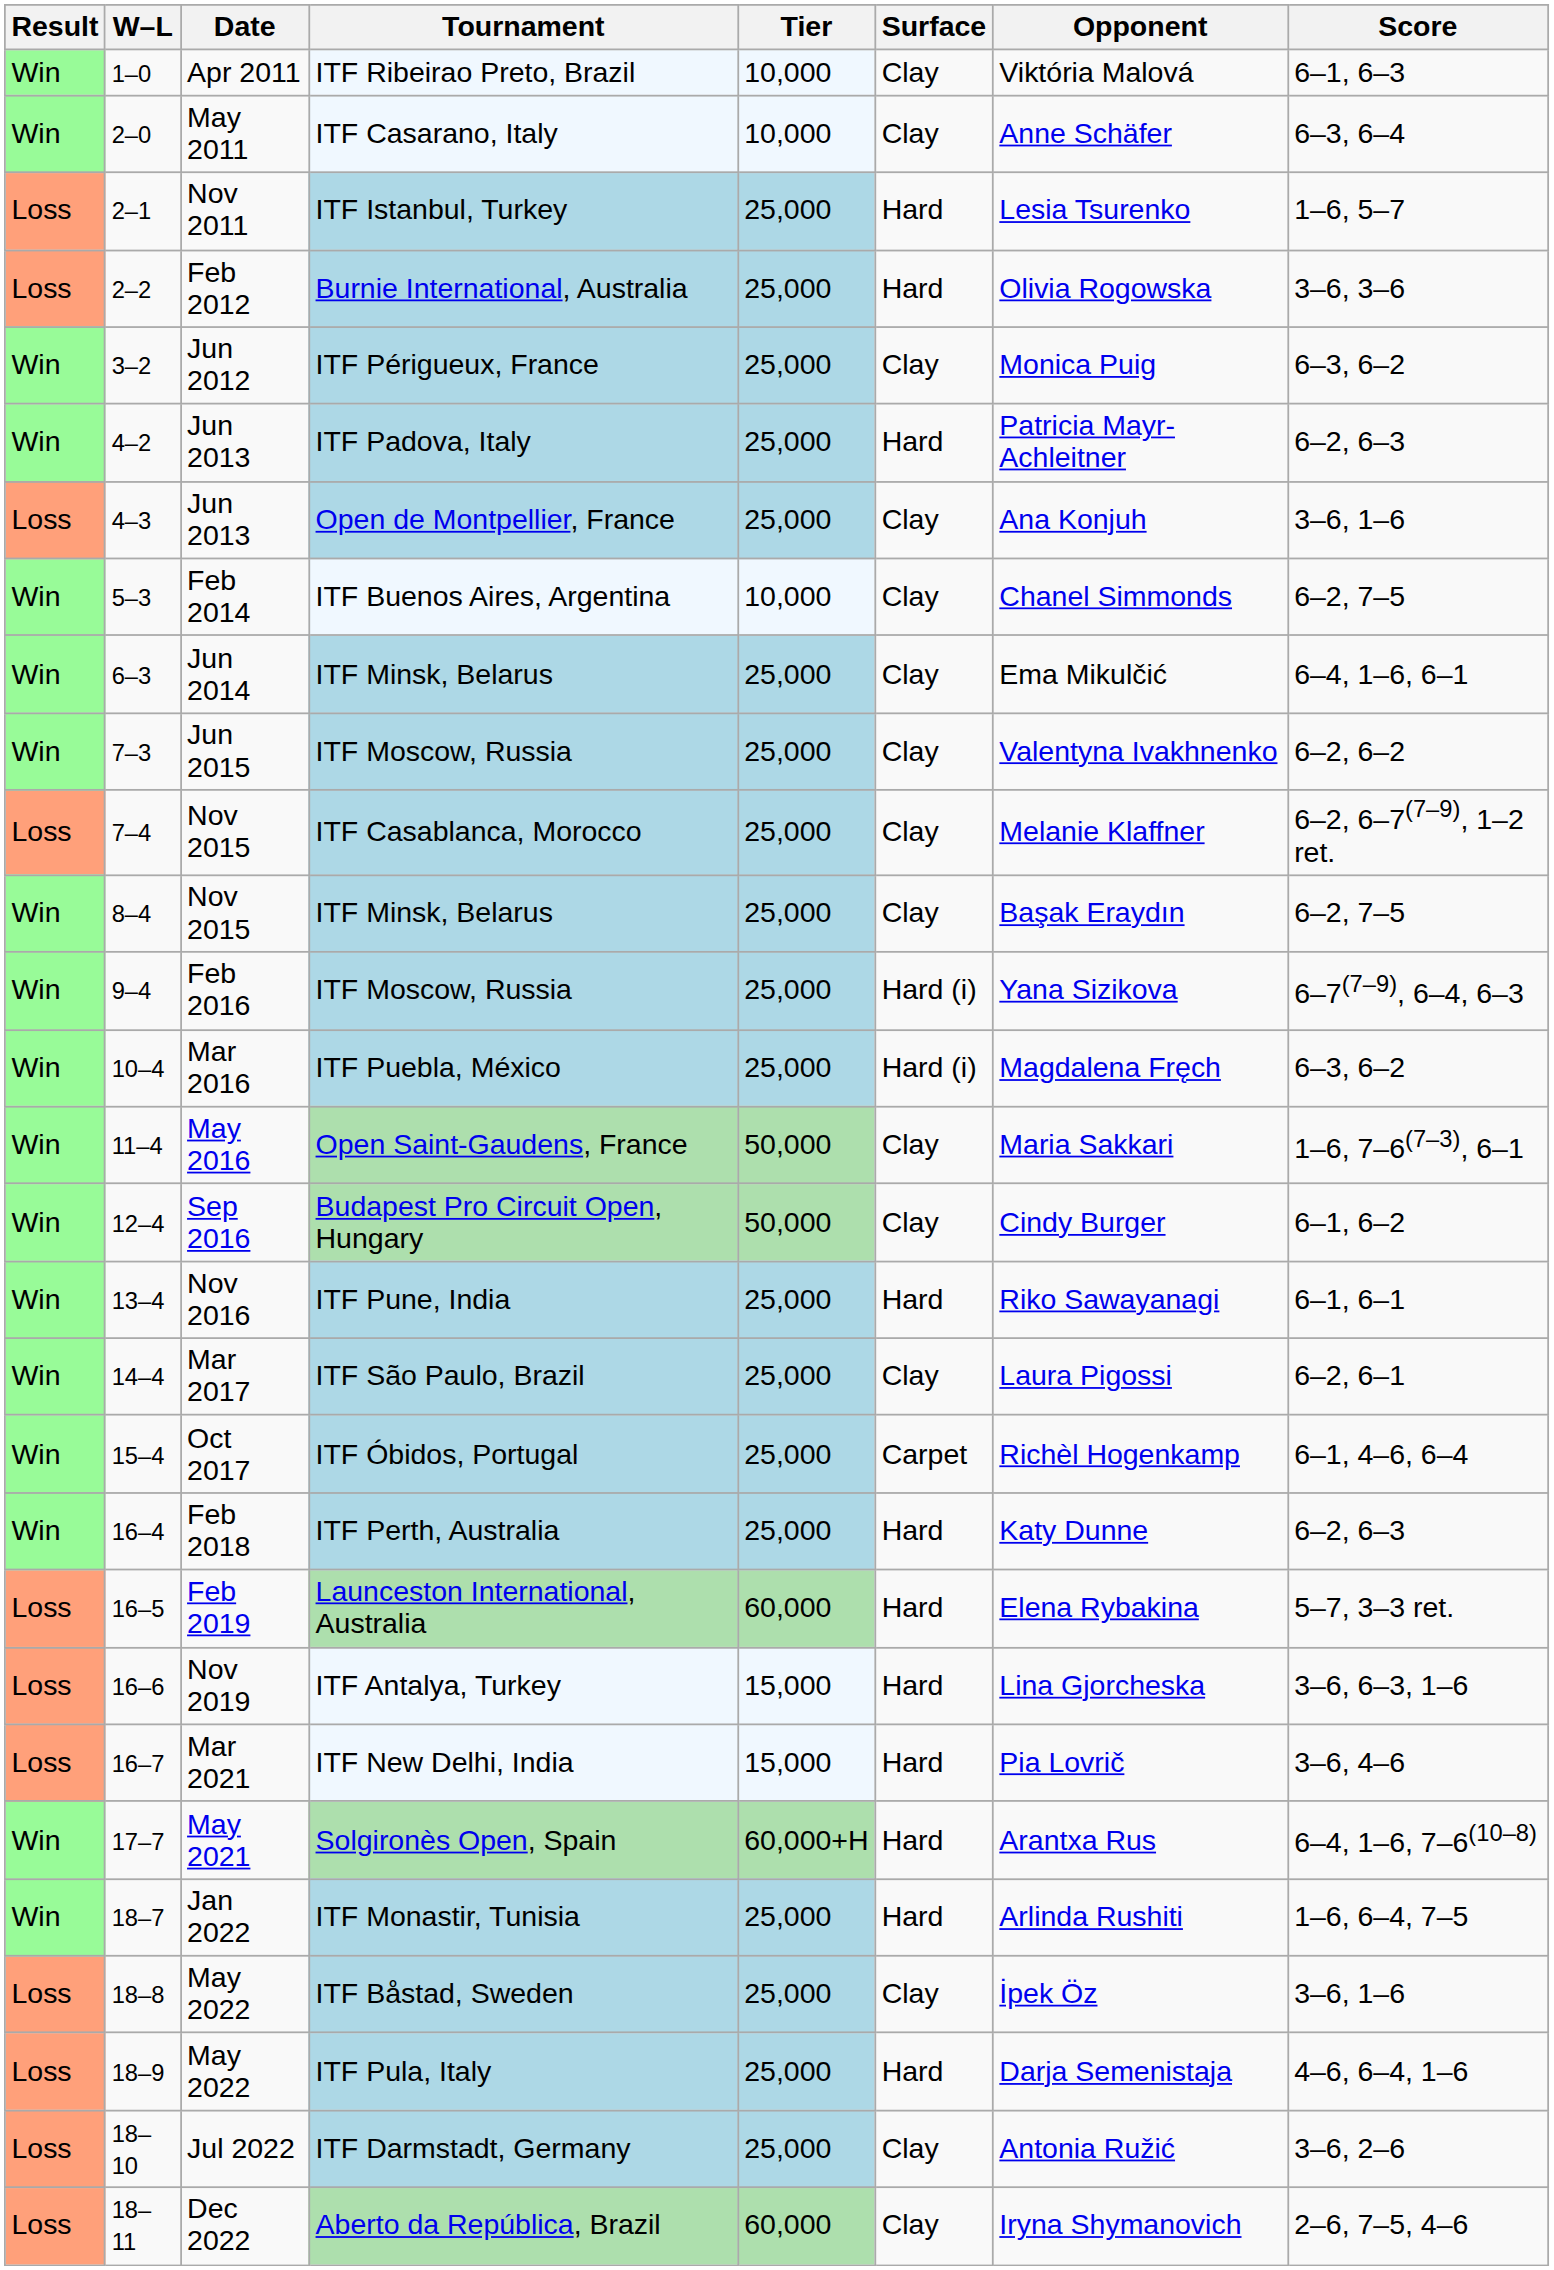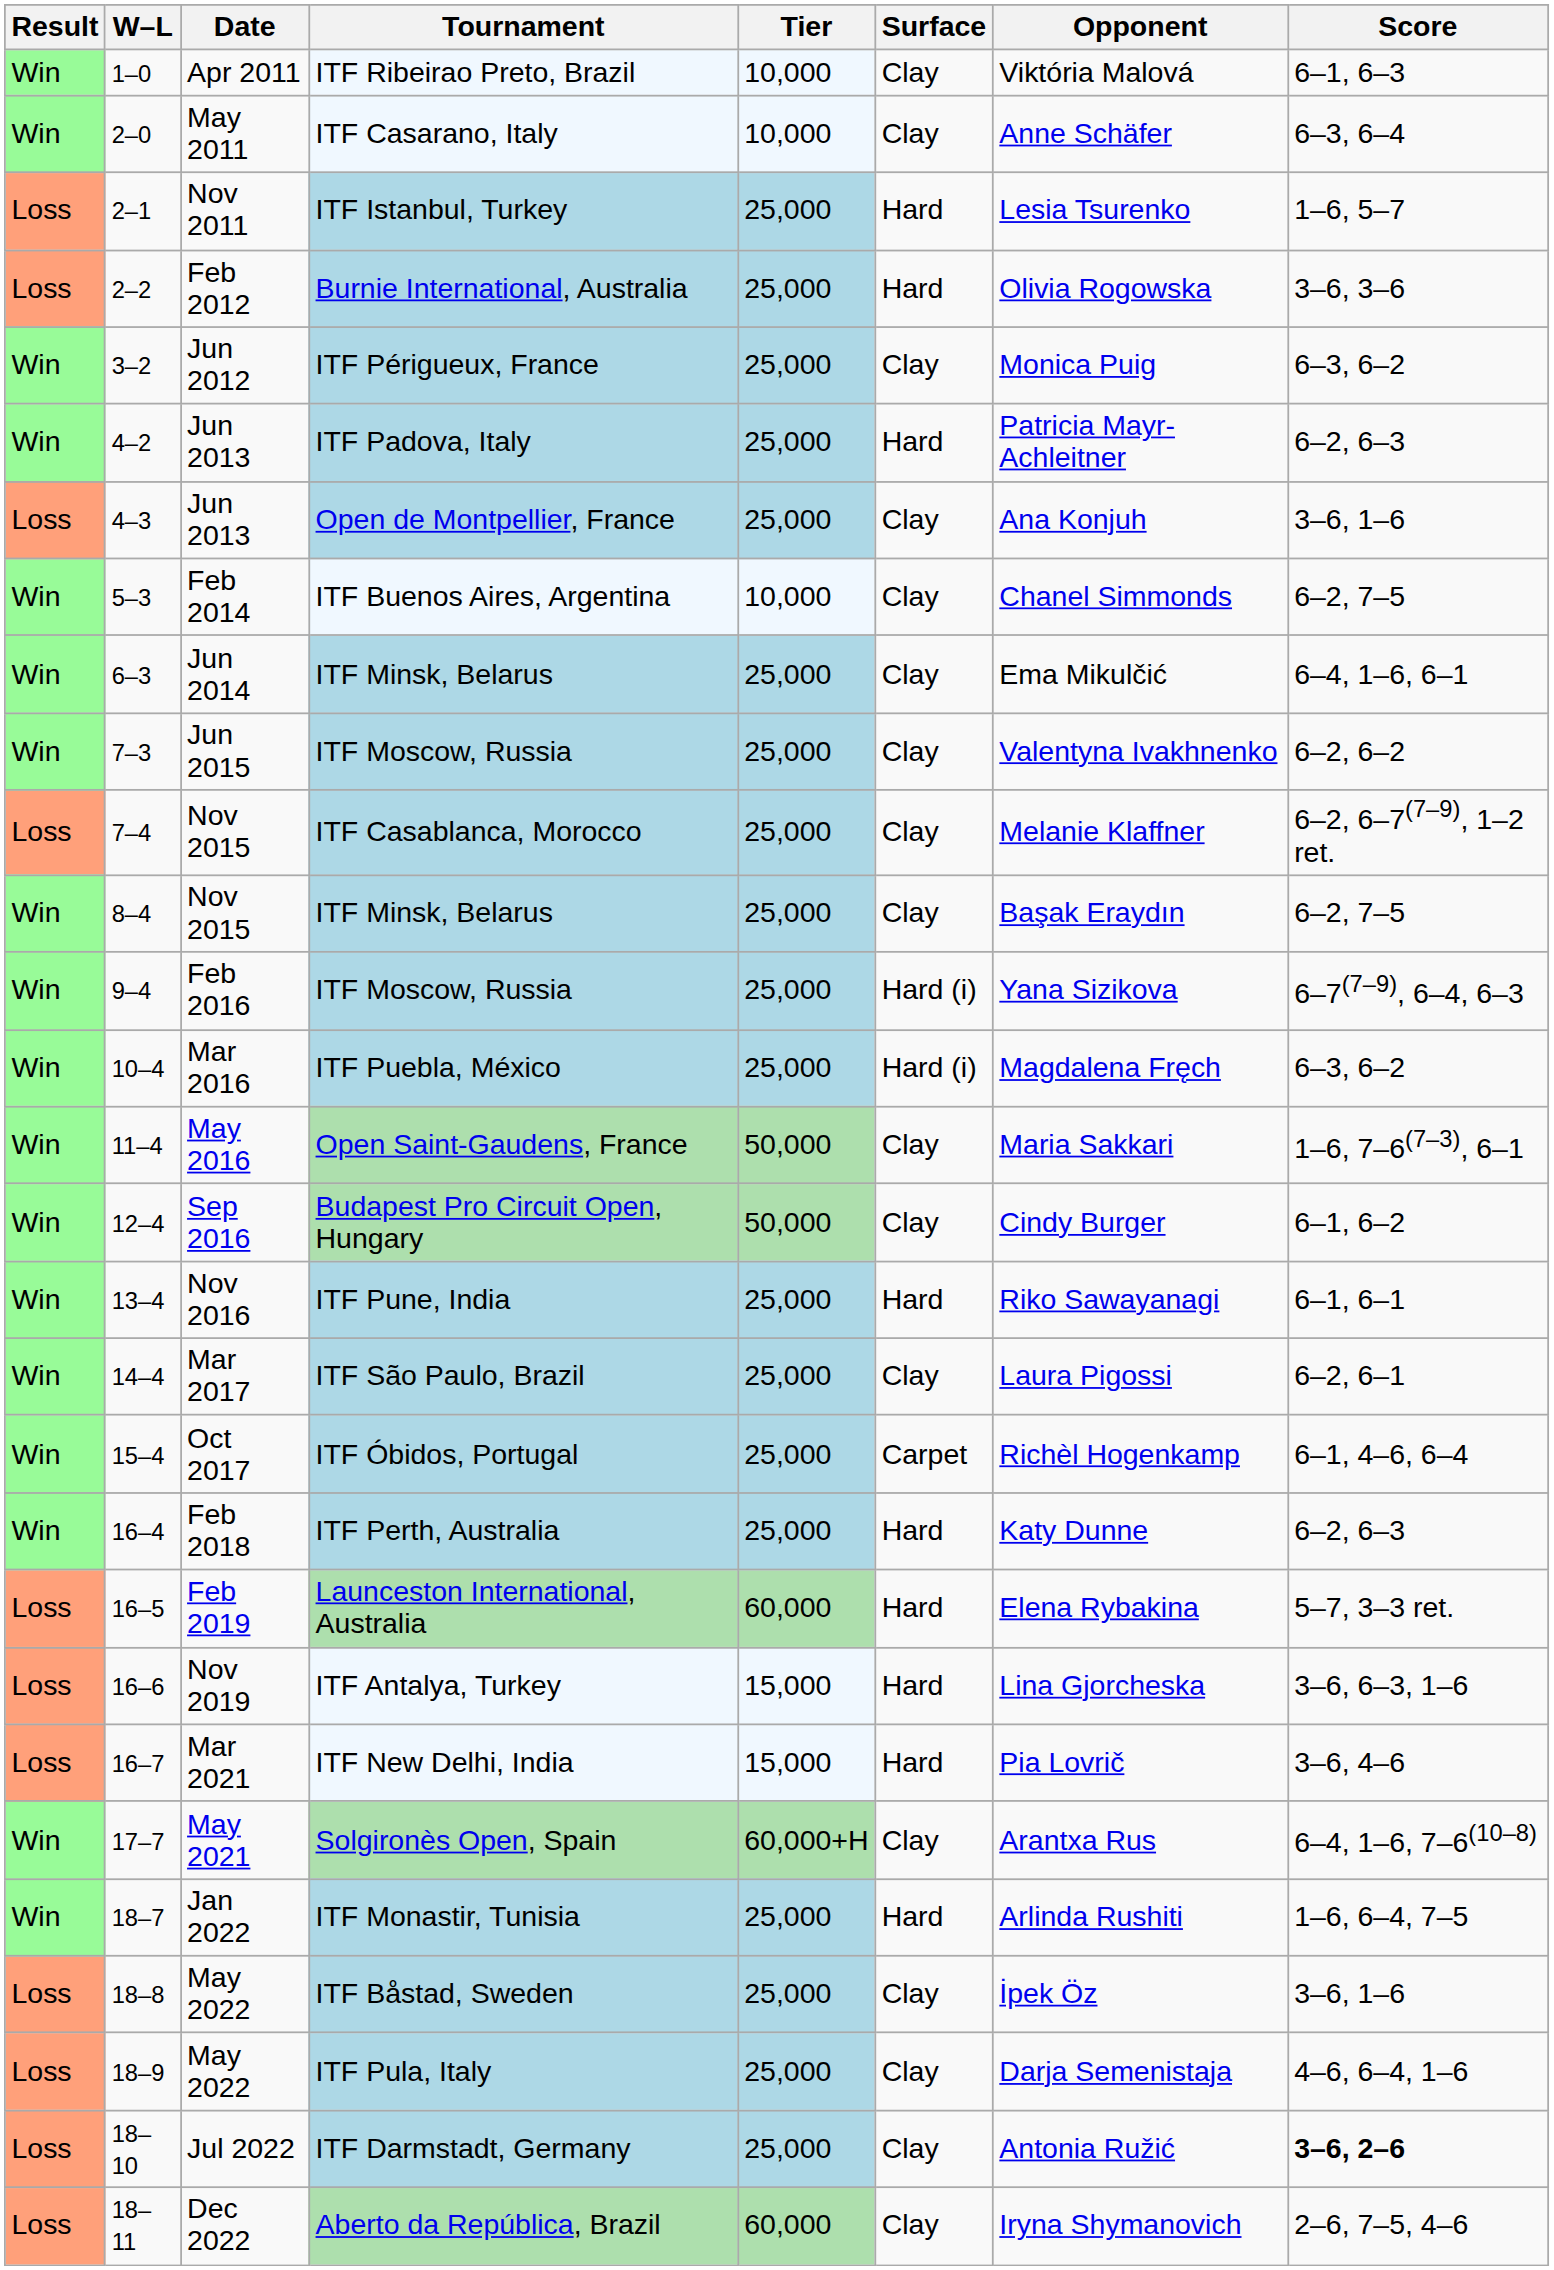(913, 1839) Hard -> (910, 1839) Clay
(913, 2071) Hard -> (910, 2071) Clay
(1350, 2148) normal -> (1350, 2148) bold
